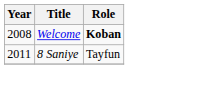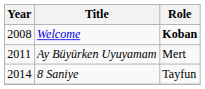+ row: (97, 54)
(19, 54) 2011 -> (19, 74) 2014
